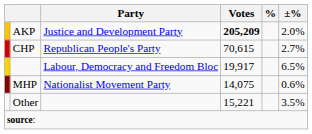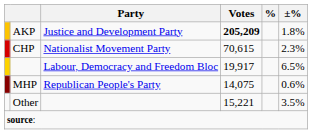(293, 31) 2.0% -> (293, 31) 1.8%
(102, 48) Republican People's Party -> (107, 48) Nationalist Movement Party
(293, 48) 2.7% -> (293, 48) 2.3%
(107, 84) Nationalist Movement Party -> (102, 84) Republican People's Party
